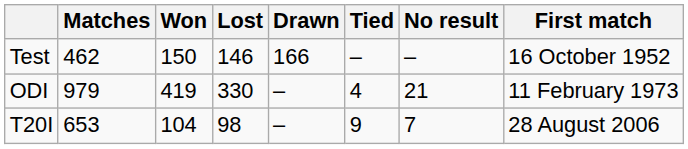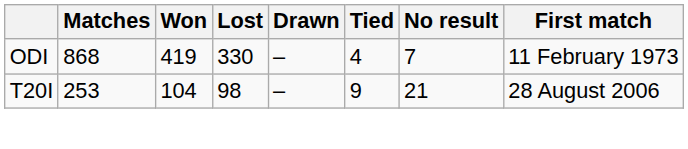- row: (30, 56)
(81, 90) 979 -> (81, 56) 868
(416, 90) 21 -> (410, 56) 7
(81, 125) 653 -> (81, 90) 253
(410, 125) 7 -> (416, 90) 21
